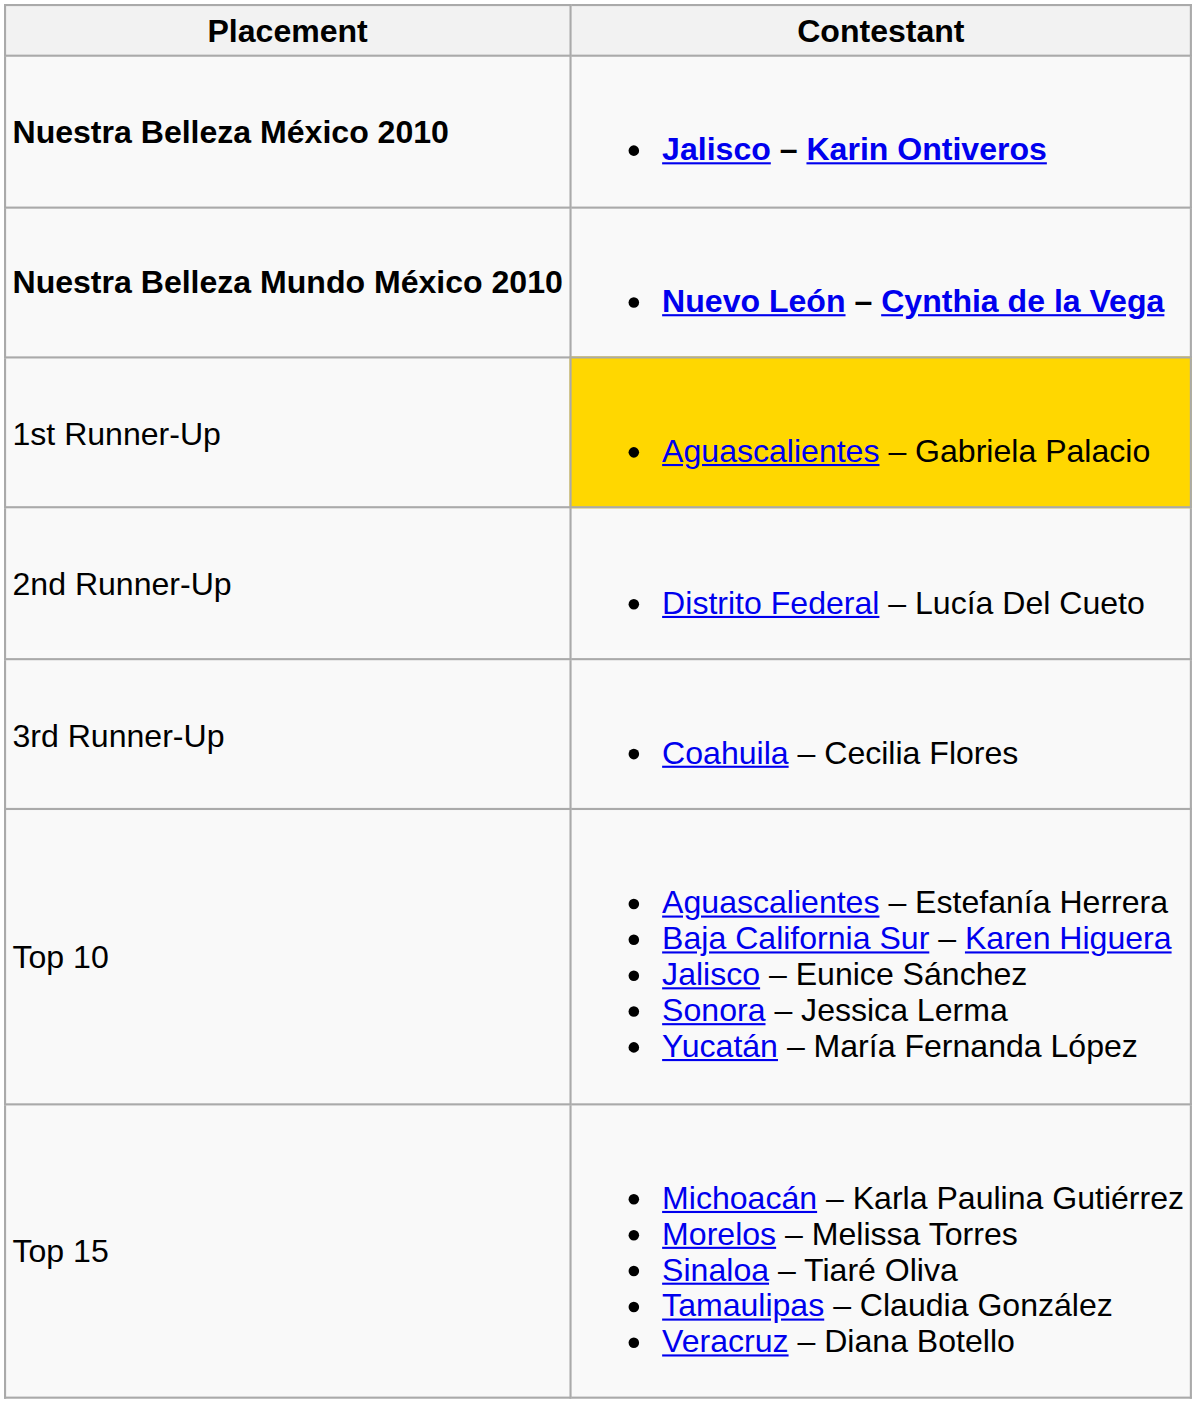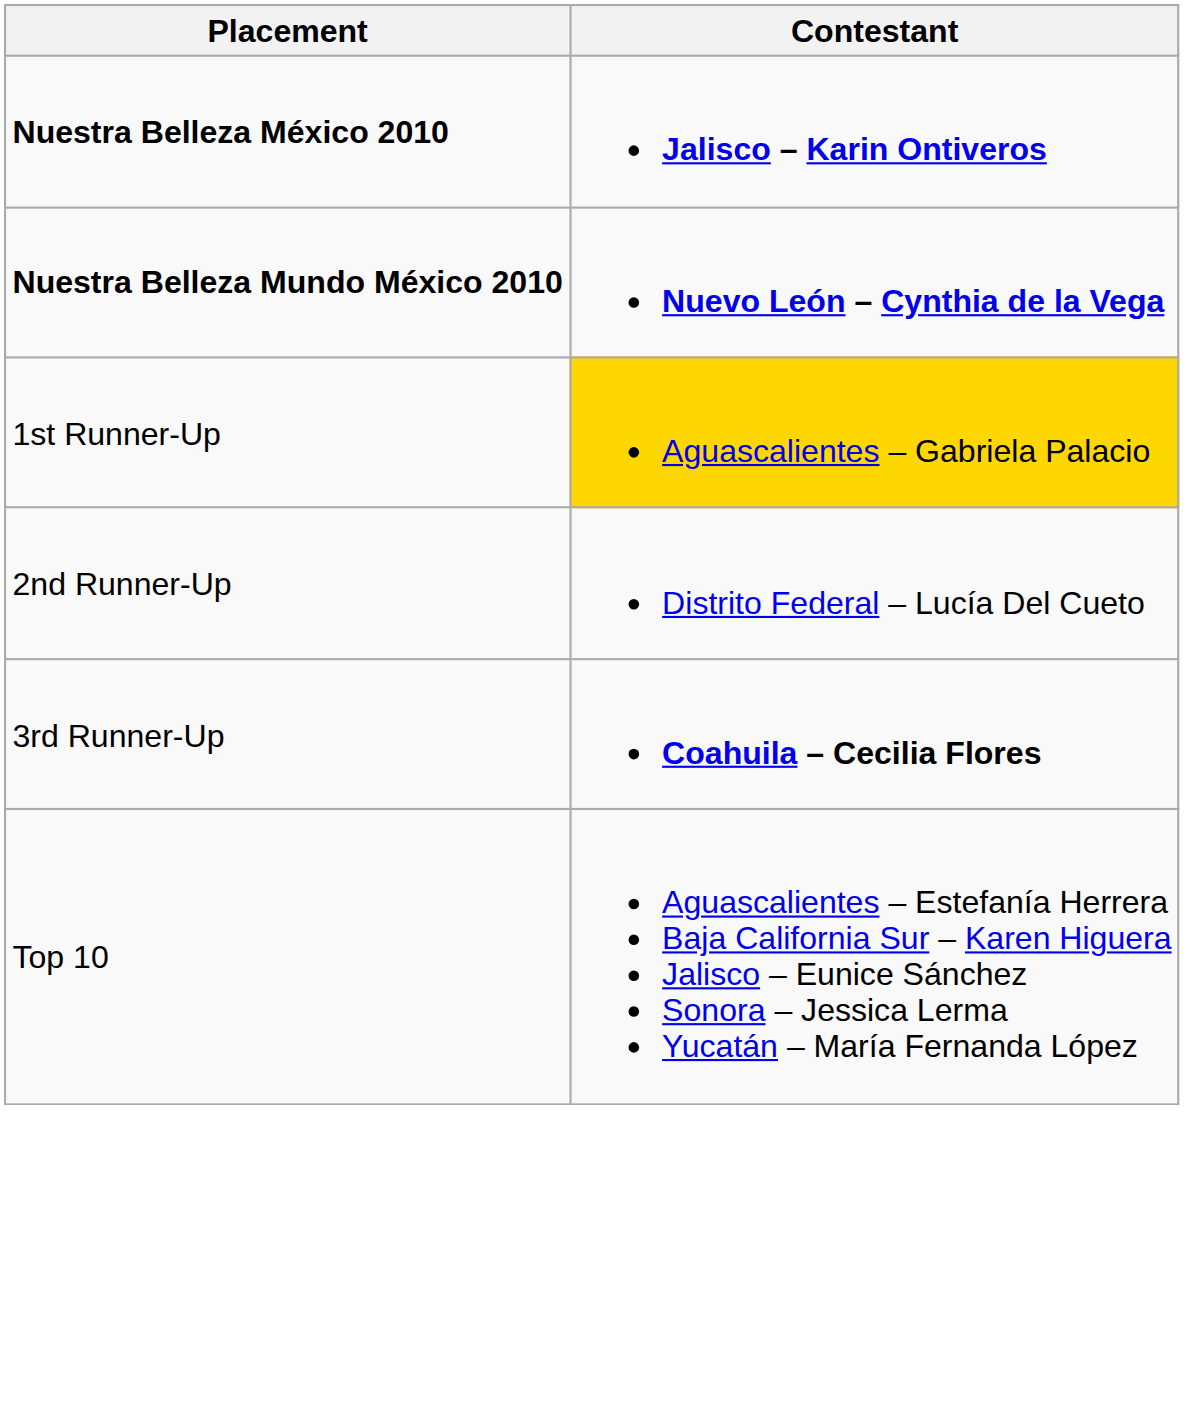(881, 752) normal -> (875, 752) bold
- row: (61, 1251)
